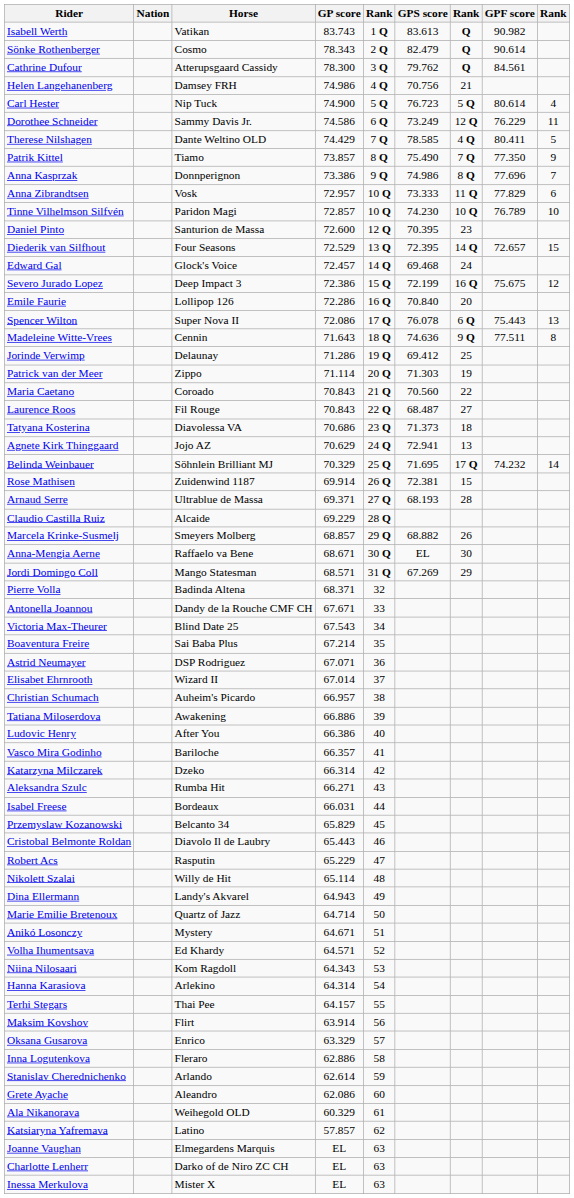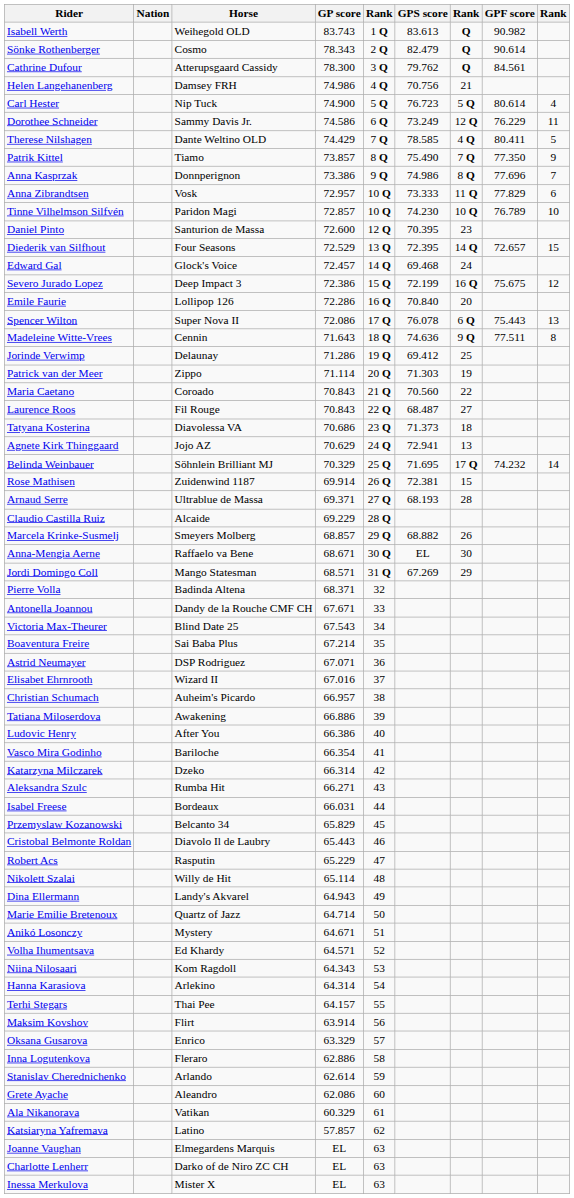(192, 31) Vatikan -> (212, 31) Weihegold OLD
(339, 680) 67.014 -> (339, 680) 67.016
(339, 752) 66.357 -> (339, 752) 66.354
(212, 1112) Weihegold OLD -> (192, 1112) Vatikan
